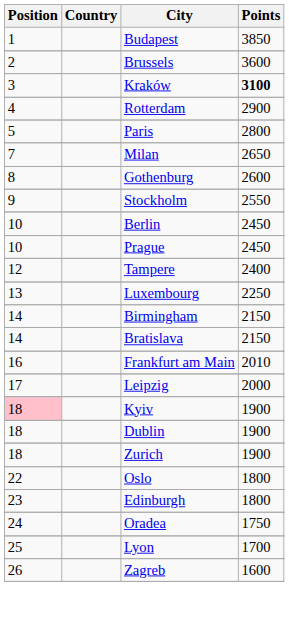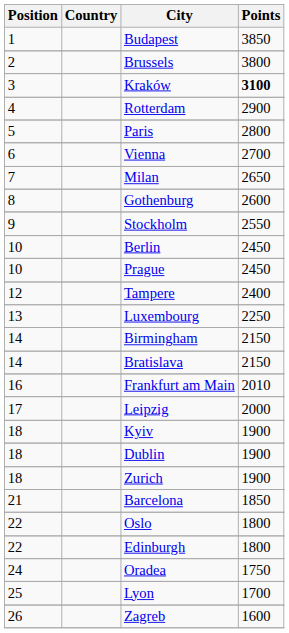(256, 62) 3600 -> (256, 62) 3800
+ row: (145, 154)
(15, 408) pink background -> (15, 431) no background
+ row: (153, 500)
(15, 500) 23 -> (15, 547) 22
